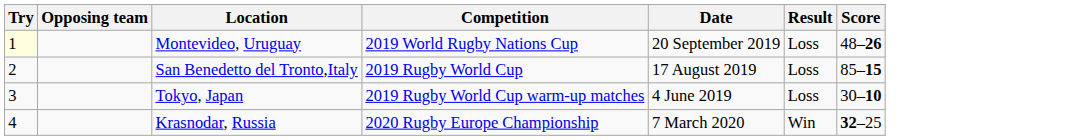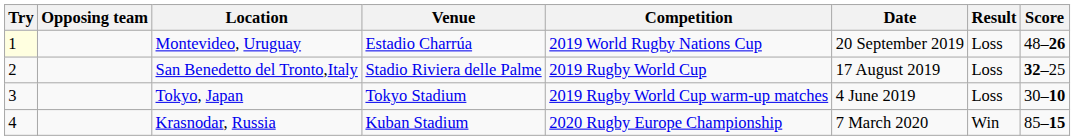+ column: (454, 17)
(861, 69) 85–15 -> (1045, 69) 32–25
(861, 122) 32–25 -> (1045, 122) 85–15
